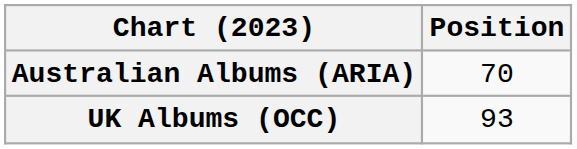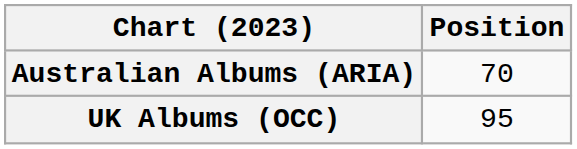(497, 119) 93 -> (497, 119) 95
